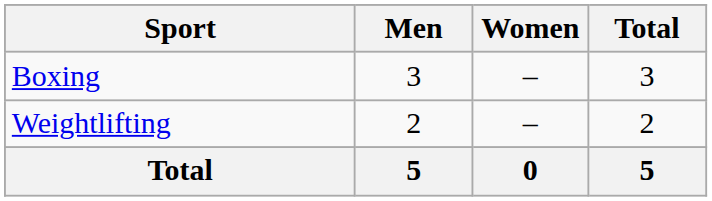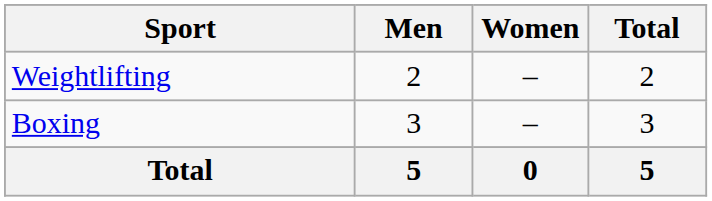rows swapped: (56, 75) <-> (91, 123)
